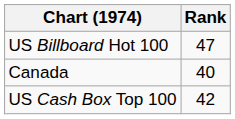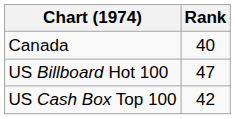rows swapped: (38, 72) <-> (88, 45)
